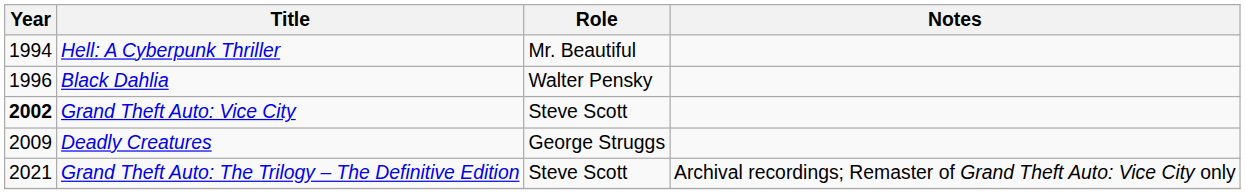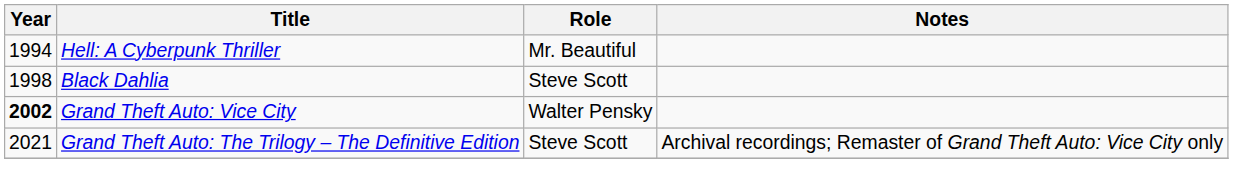(31, 81) 1996 -> (31, 81) 1998
(590, 81) Walter Pensky -> (578, 81) Steve Scott
(578, 111) Steve Scott -> (590, 111) Walter Pensky
- row: (136, 142)
